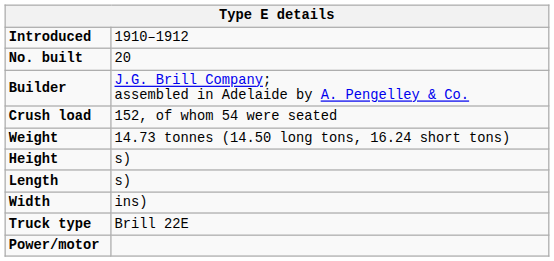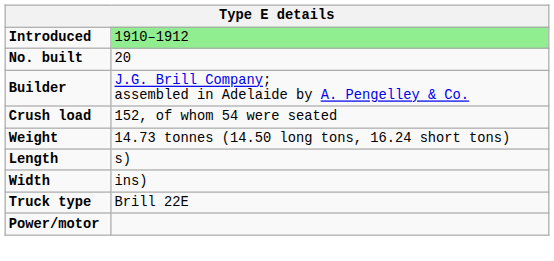(152, 38) no background -> (152, 38) lightgreen background
- row: (33, 160)
